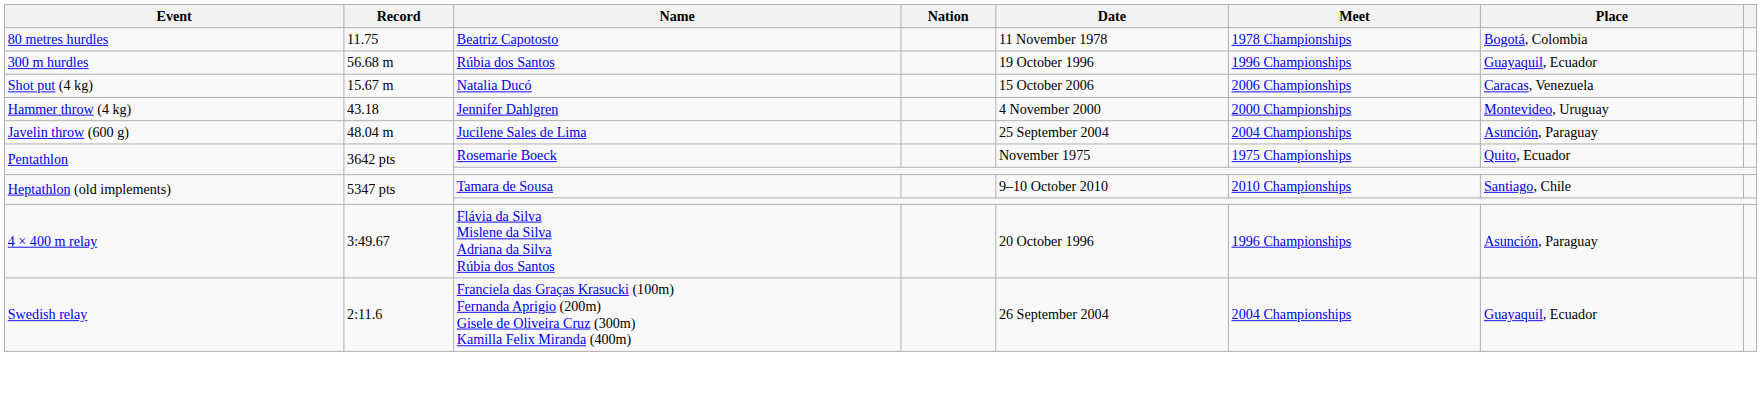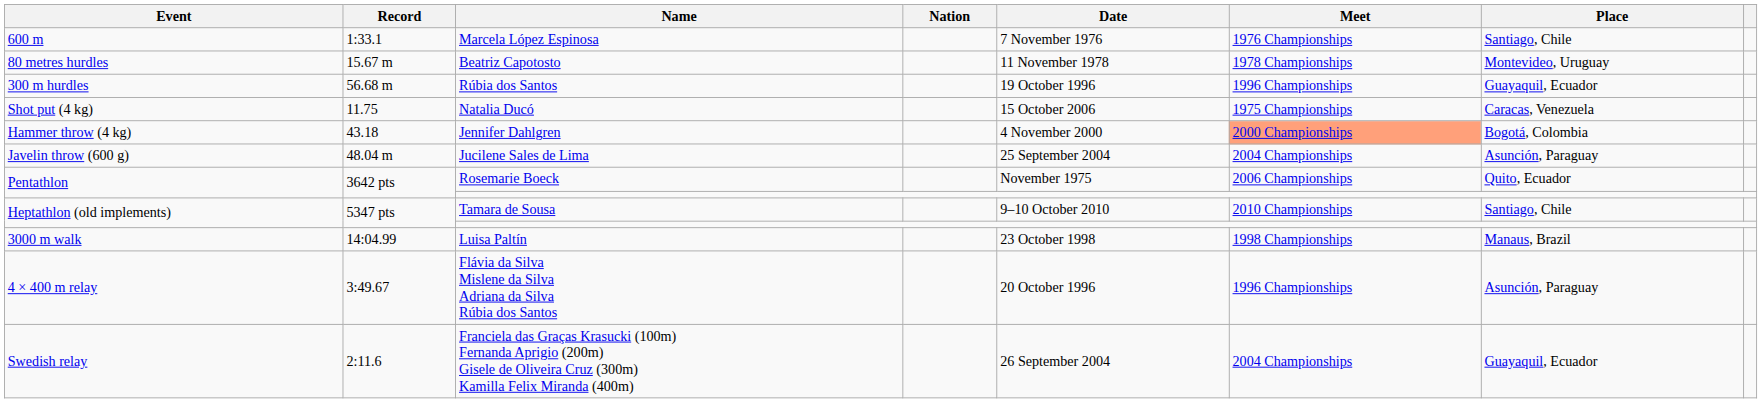+ row: (26, 39)
(363, 39) 11.75 -> (370, 62) 15.67 m
(1536, 39) Bogotá, Colombia -> (1547, 62) Montevideo, Uruguay
(370, 86) 15.67 m -> (362, 109) 11.75
(1291, 86) 2006 Championships -> (1292, 109) 1975 Championships
(1291, 109) no background -> (1292, 132) lightsalmon background
(1546, 109) Montevideo, Uruguay -> (1536, 132) Bogotá, Colombia
(1291, 156) 1975 Championships -> (1292, 179) 2006 Championships
+ row: (45, 239)
